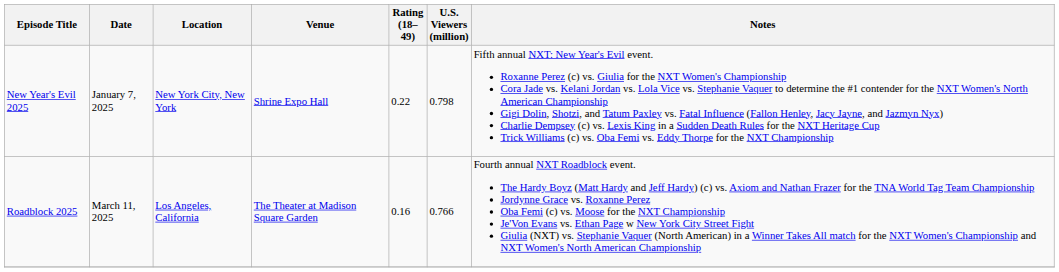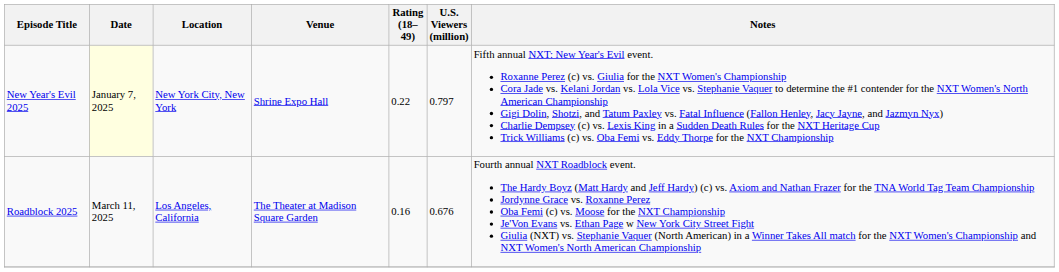(114, 101) no background -> (114, 101) lightyellow background
(441, 101) 0.798 -> (441, 101) 0.797
(441, 211) 0.766 -> (441, 211) 0.676
